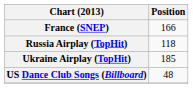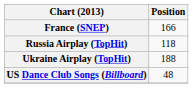(168, 59) 185 -> (168, 59) 188
